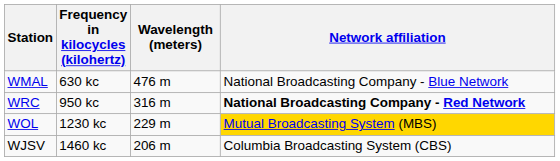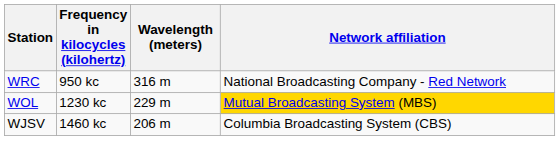- row: (28, 81)
(374, 103) bold -> (365, 81) normal
